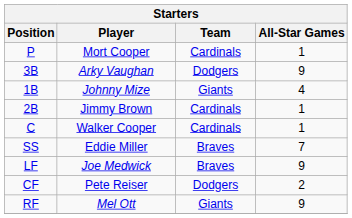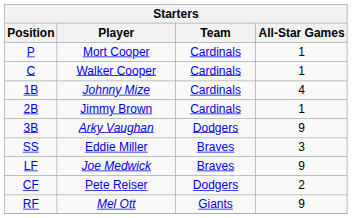rows swapped: (116, 128) <-> (116, 71)
(216, 90) Giants -> (216, 90) Cardinals
(302, 147) 7 -> (302, 147) 3
